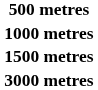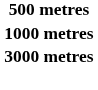- row: (49, 56)
